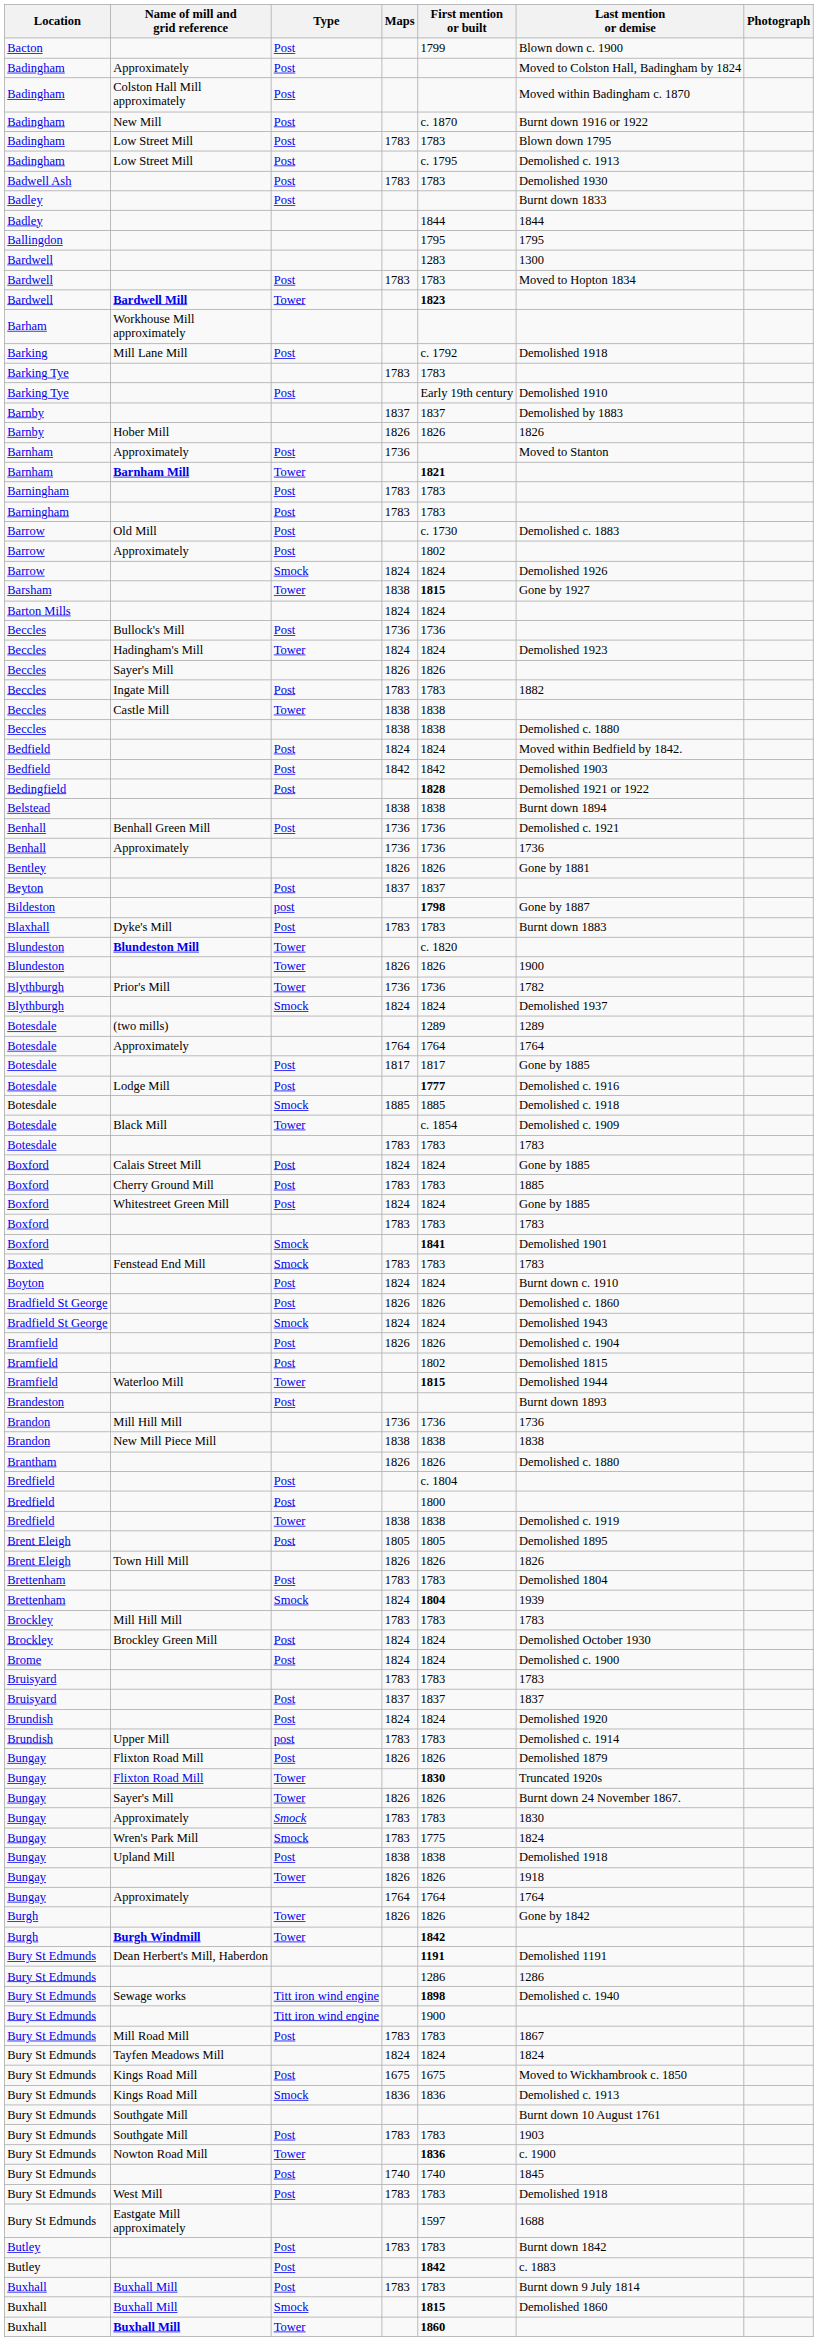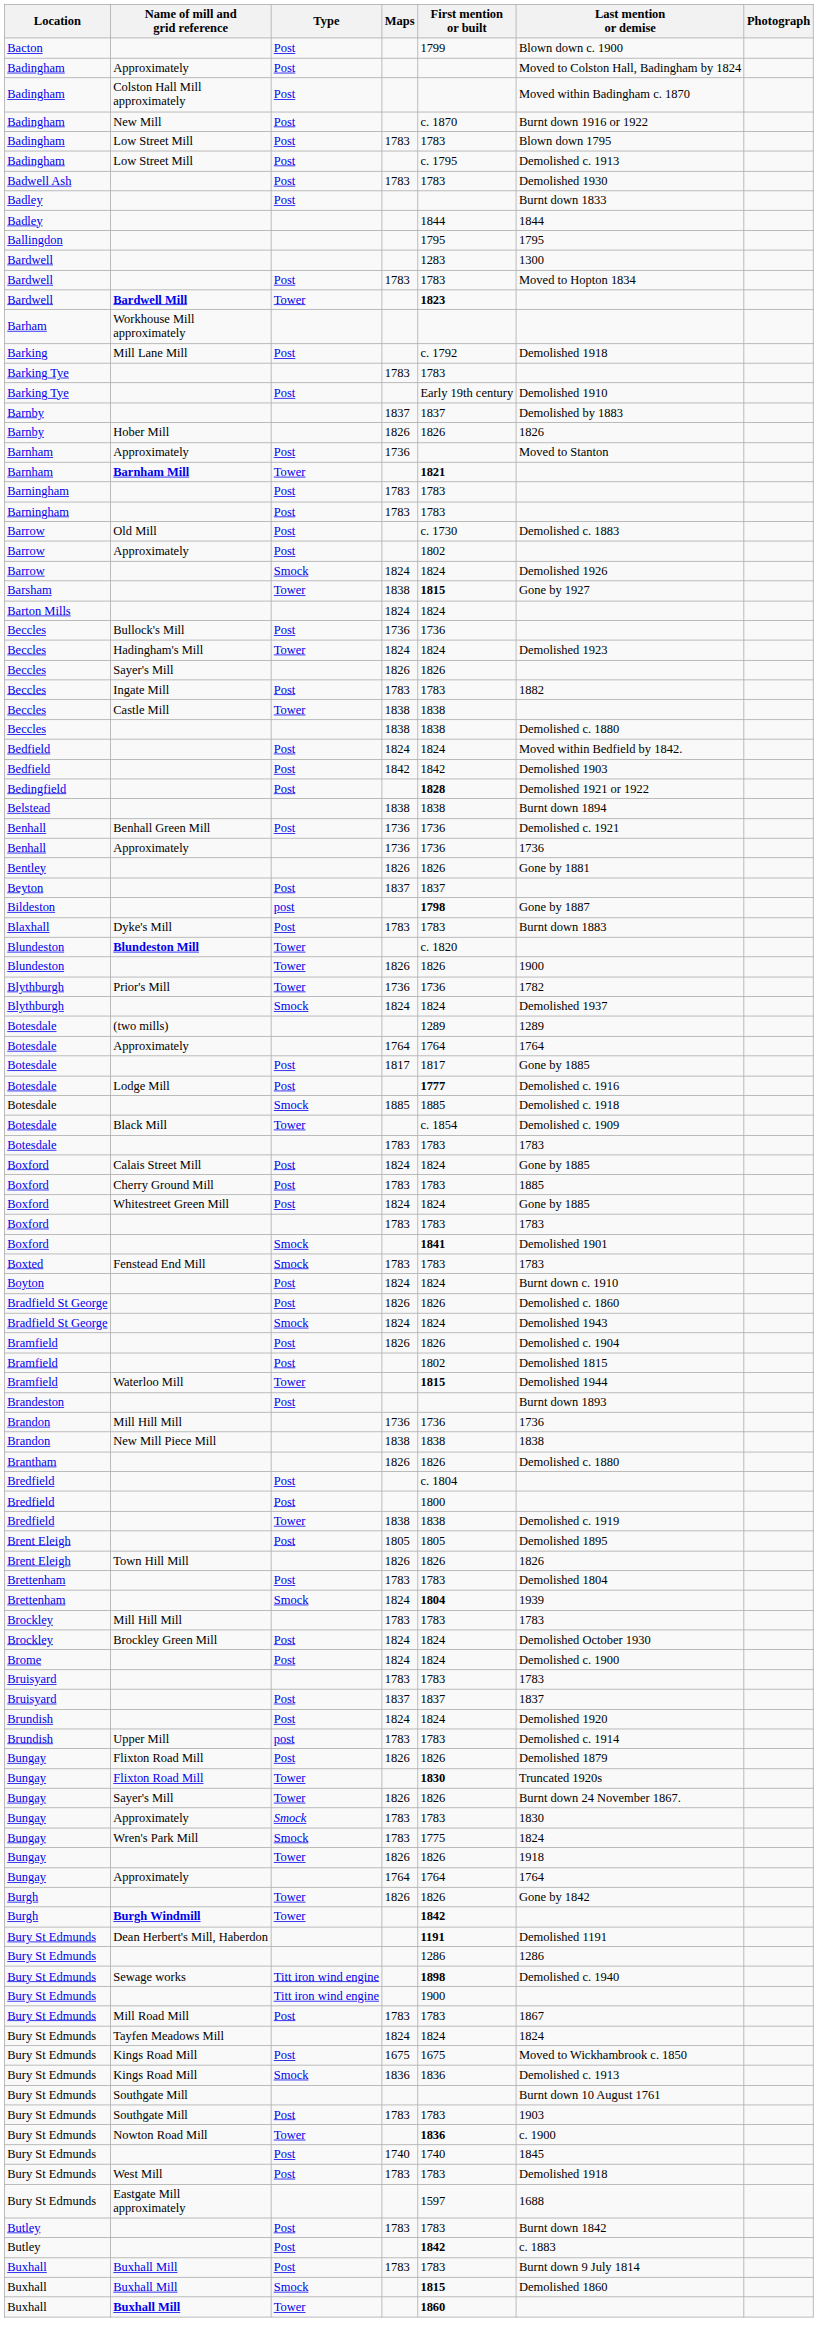- row: (27, 1857)
